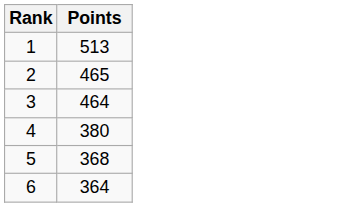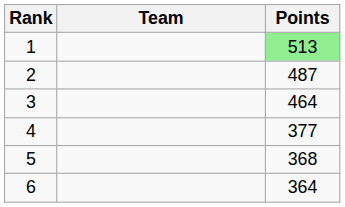+ column: (161, 18)
(95, 46) no background -> (303, 46) lightgreen background
(95, 74) 465 -> (303, 74) 487
(95, 131) 380 -> (303, 131) 377
